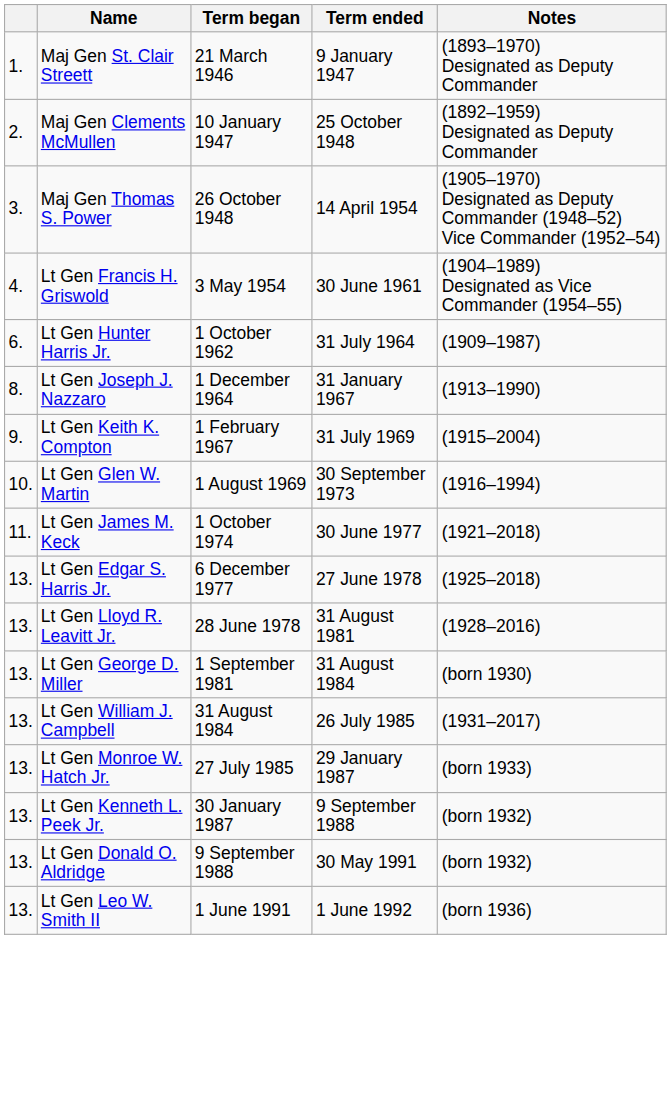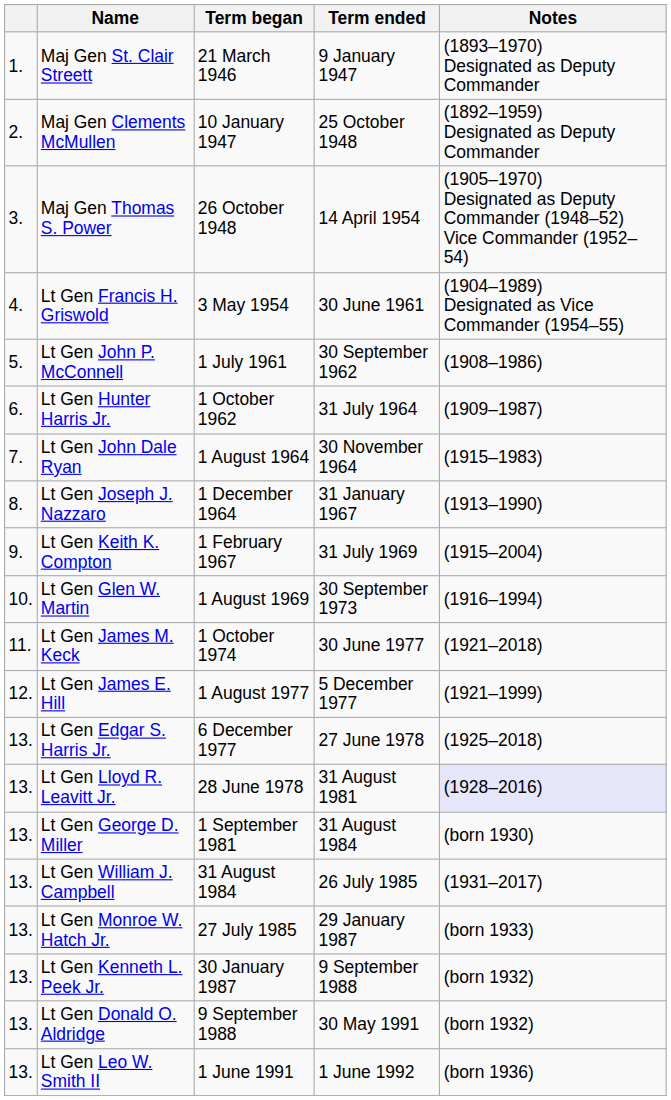+ row: (98, 362)
+ row: (109, 457)
+ row: (106, 693)
(491, 626) no background -> (493, 788) lavender background
